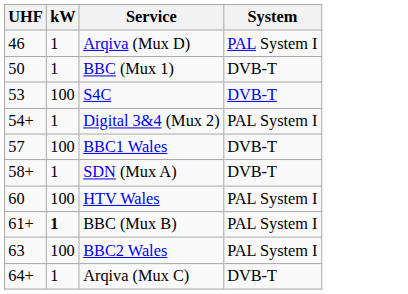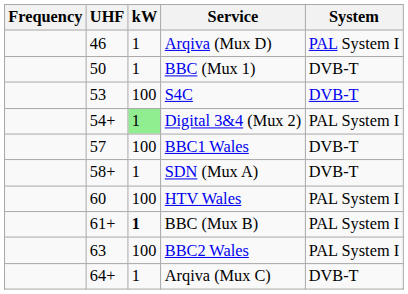+ column: (45, 17)
(54, 120) no background -> (136, 120) lightgreen background
